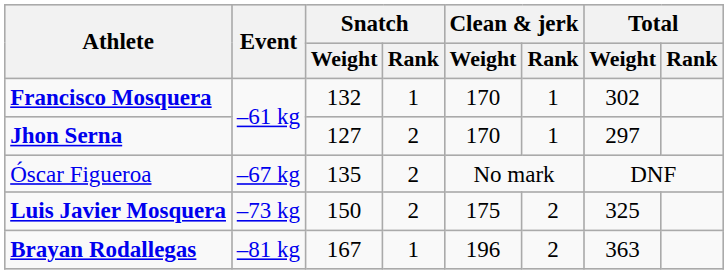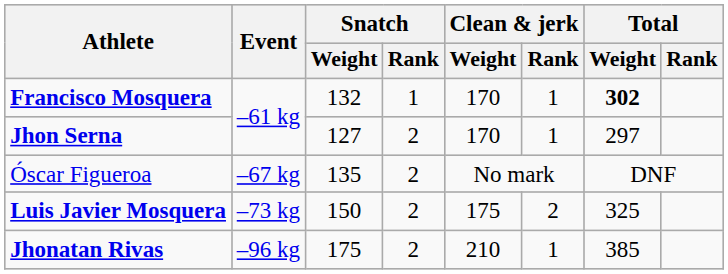(623, 97) normal -> (623, 97) bold
- row: (103, 249)
+ row: (87, 249)
